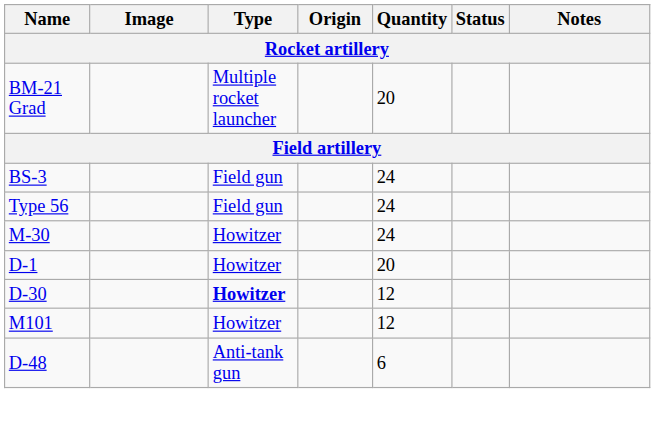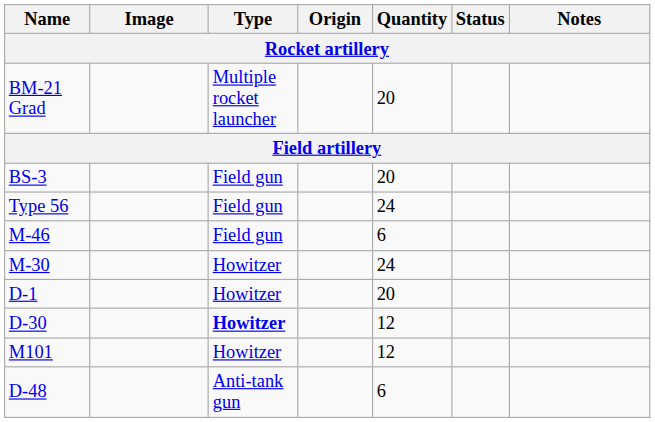(386, 177) 24 -> (386, 177) 20
+ row: (29, 235)
